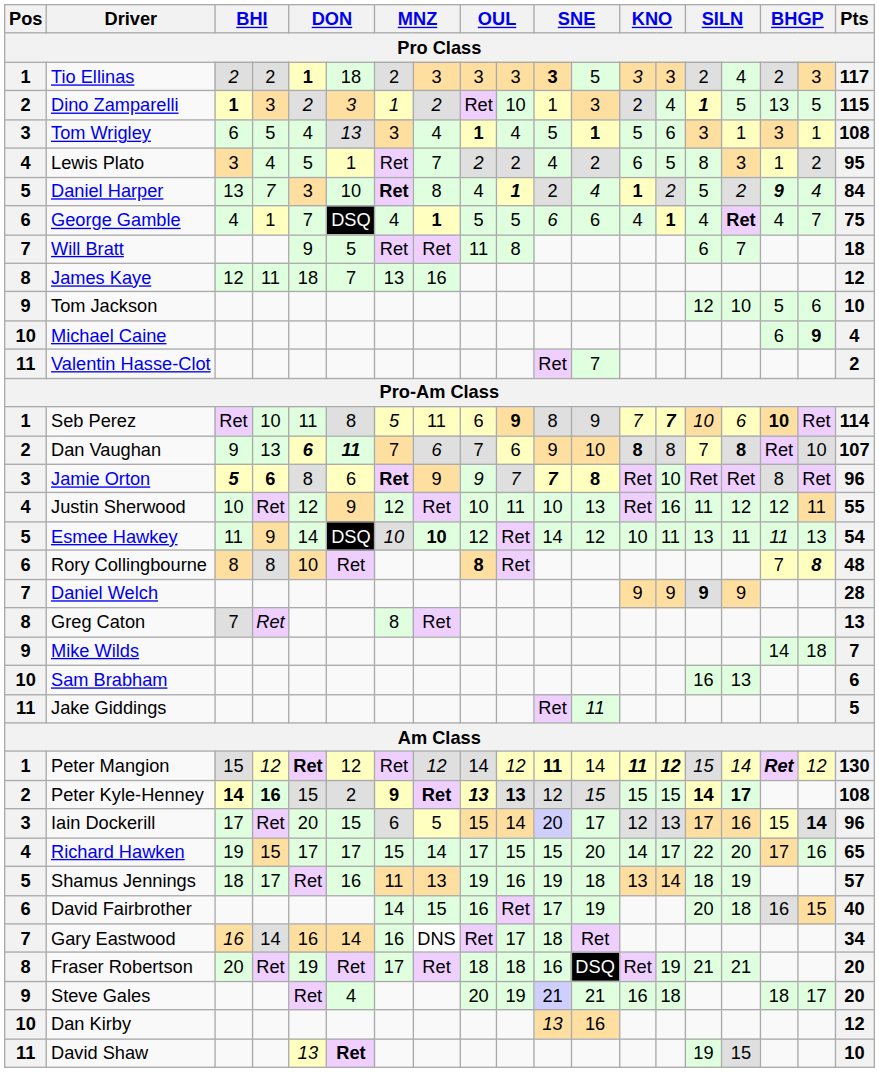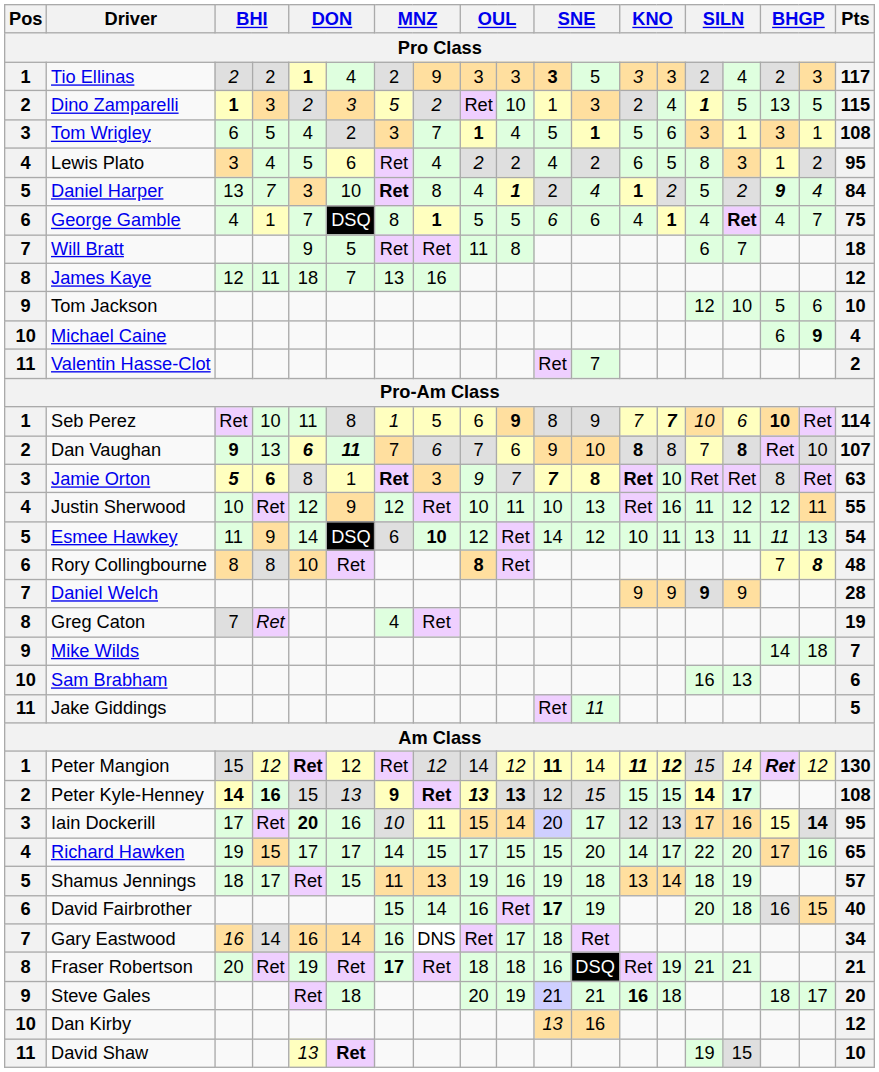(351, 76) 18 -> (351, 76) 4
(437, 76) 3 -> (437, 76) 9
(394, 105) 1 -> (394, 105) 5
(351, 134) 13 -> (351, 134) 2
(437, 134) 4 -> (437, 134) 7
(351, 162) 1 -> (351, 162) 6
(437, 162) 7 -> (437, 162) 4
(394, 220) 4 -> (394, 220) 8
(394, 421) 5 -> (394, 421) 1
(437, 421) 11 -> (437, 421) 5
(233, 450) normal -> (233, 450) bold
(351, 478) 6 -> (351, 478) 1
(437, 478) 9 -> (437, 478) 3
(638, 478) normal -> (638, 478) bold
(854, 478) 96 -> (855, 478) 63
(394, 536) 10 -> (394, 536) 6
(394, 622) 8 -> (394, 622) 4
(854, 622) 13 -> (855, 622) 19
(351, 794) 2 -> (351, 794) 13
(308, 823) normal -> (308, 823) bold
(351, 823) 15 -> (351, 823) 16
(394, 823) 6 -> (394, 823) 10
(437, 823) 5 -> (437, 823) 11
(854, 823) 96 -> (855, 823) 95
(394, 852) 15 -> (394, 852) 14
(437, 852) 14 -> (437, 852) 15
(351, 880) 16 -> (351, 880) 15
(394, 909) 14 -> (394, 909) 15
(437, 909) 15 -> (437, 909) 14
(553, 909) normal -> (553, 909) bold
(394, 967) normal -> (394, 967) bold
(854, 967) 20 -> (855, 967) 21
(351, 995) 4 -> (351, 995) 18
(638, 995) normal -> (638, 995) bold
